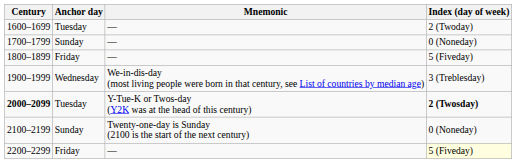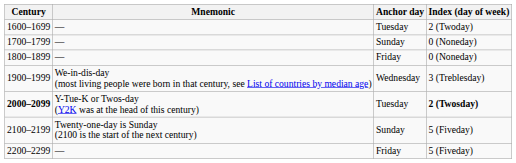columns swapped: (79, 12) <-> (266, 12)
(451, 57) 5 (Fiveday) -> (453, 57) 0 (Noneday)
(453, 130) 0 (Noneday) -> (451, 130) 5 (Fiveday)
(451, 151) lightyellow background -> (451, 151) no background
